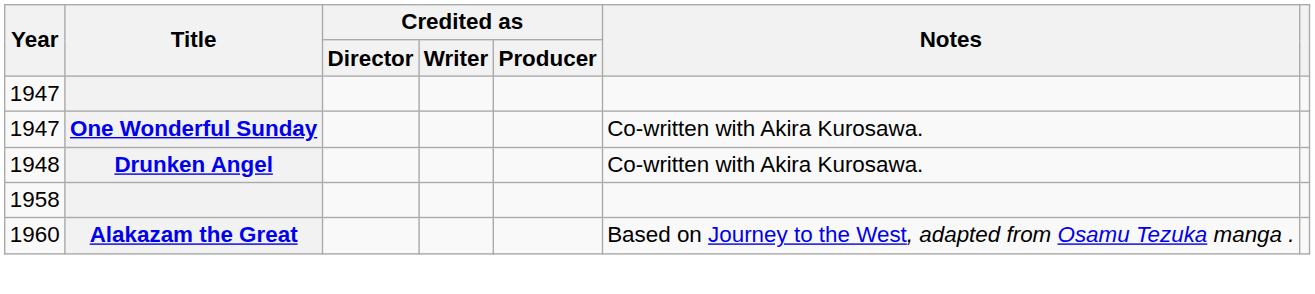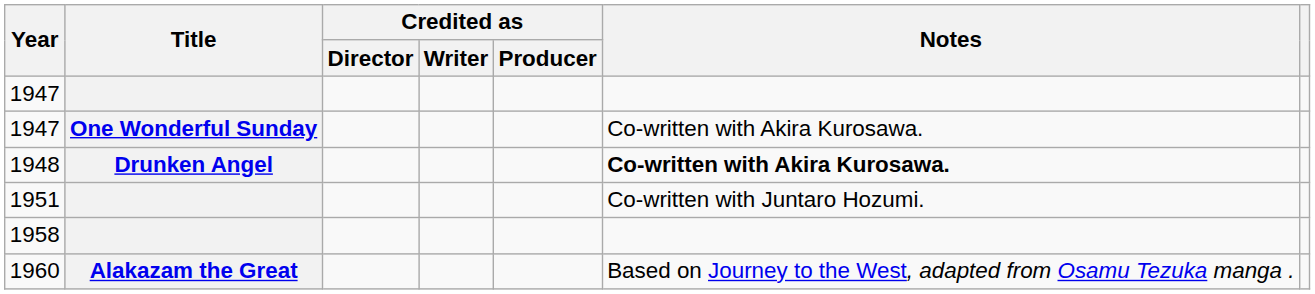(765, 164) normal -> (778, 164) bold
+ row: (35, 199)
